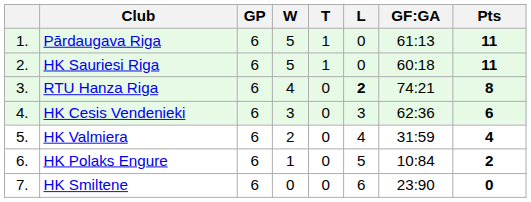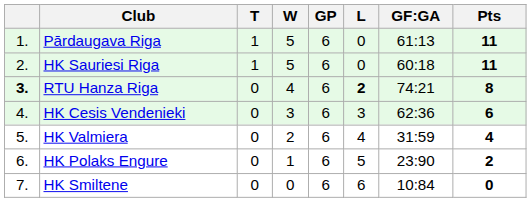columns swapped: (255, 16) <-> (326, 16)
(22, 88) normal -> (22, 88) bold
(416, 161) 10:84 -> (416, 161) 23:90
(416, 185) 23:90 -> (416, 185) 10:84
